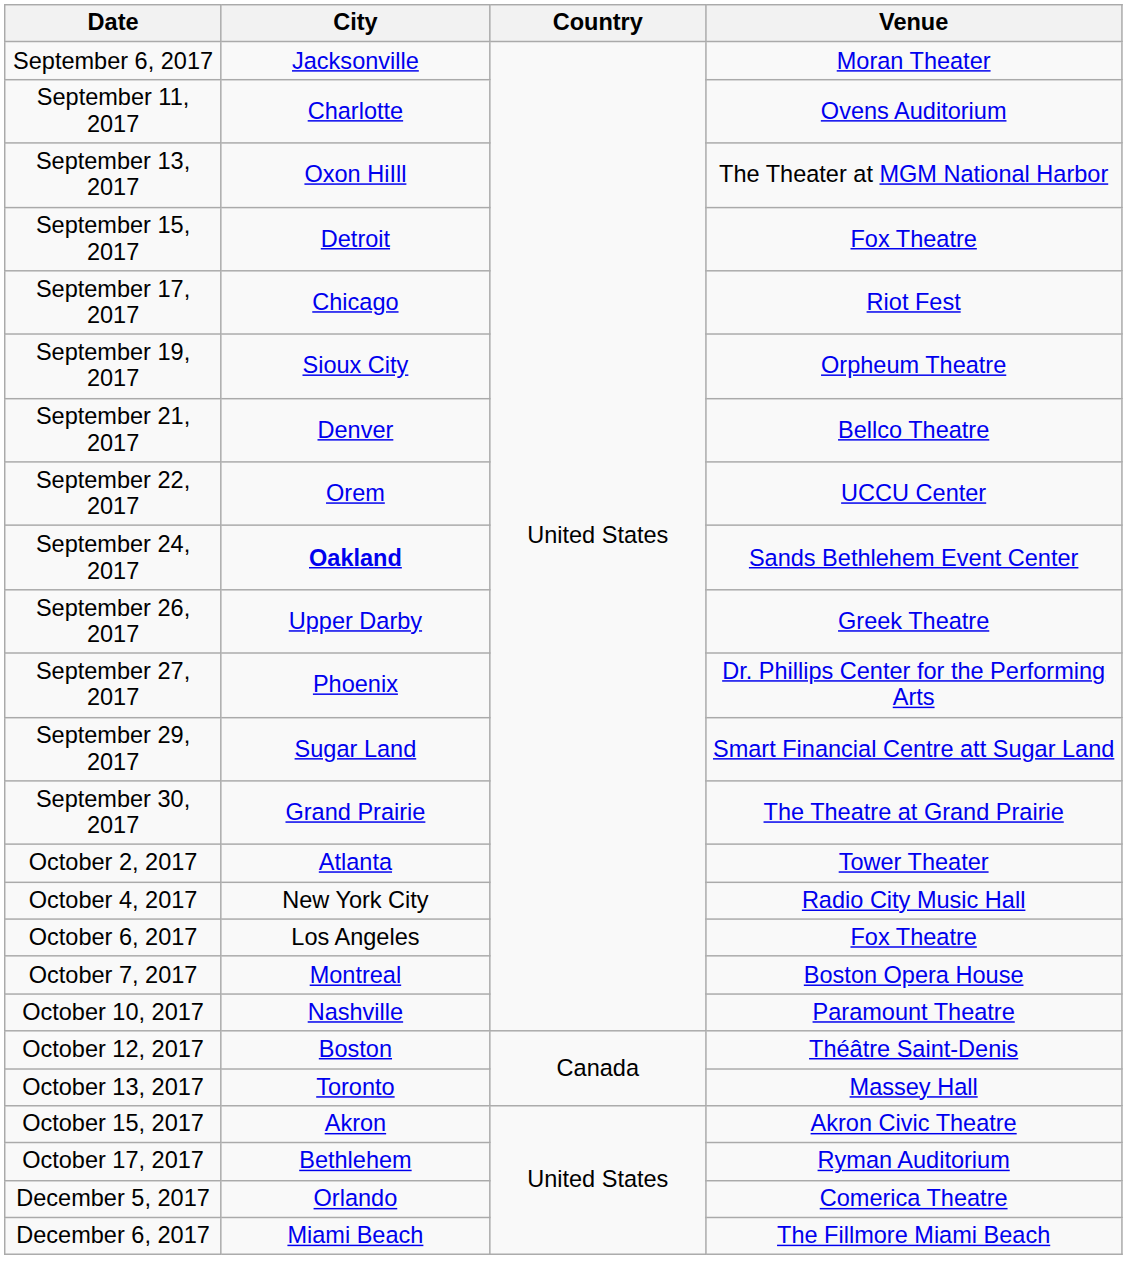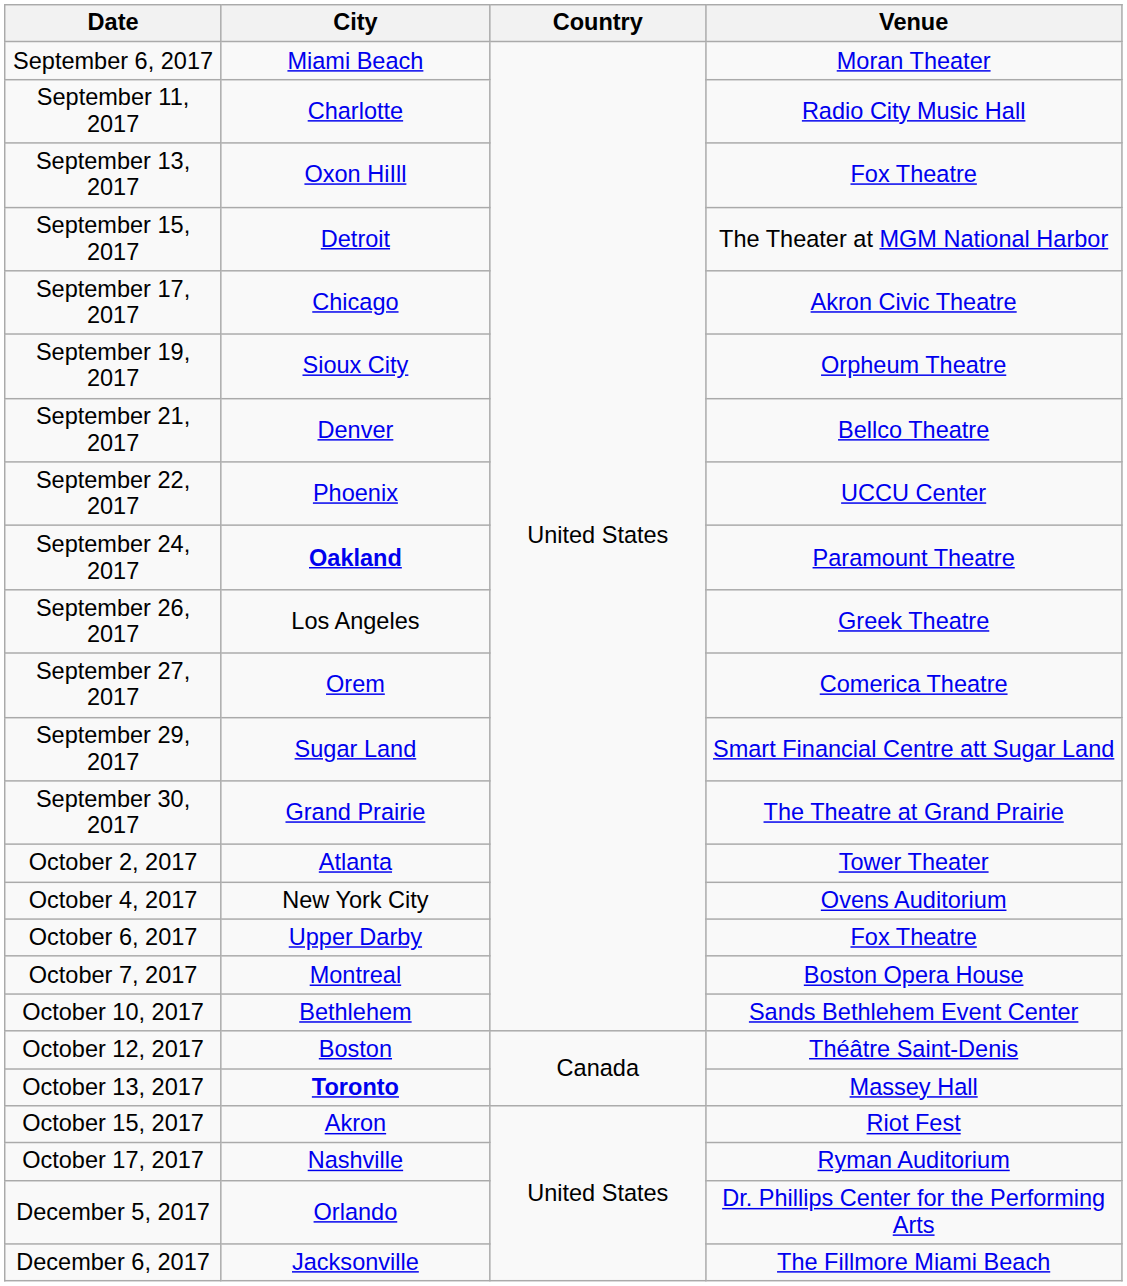(355, 60) Jacksonville -> (355, 60) Miami Beach
(914, 110) Ovens Auditorium -> (914, 110) Radio City Music Hall
(914, 174) The Theater at MGM National Harbor -> (914, 174) Fox Theatre
(914, 238) Fox Theatre -> (914, 238) The Theater at MGM National Harbor
(914, 302) Riot Fest -> (914, 302) Akron Civic Theatre
(355, 493) Orem -> (355, 493) Phoenix
(914, 557) Sands Bethlehem Event Center -> (914, 557) Paramount Theatre
(355, 621) Upper Darby -> (355, 621) Los Angeles
(355, 684) Phoenix -> (355, 684) Orem
(914, 684) Dr. Phillips Center for the Performing Arts -> (914, 684) Comerica Theatre
(914, 900) Radio City Music Hall -> (914, 900) Ovens Auditorium
(355, 937) Los Angeles -> (355, 937) Upper Darby
(355, 1012) Nashville -> (355, 1012) Bethlehem
(914, 1012) Paramount Theatre -> (914, 1012) Sands Bethlehem Event Center
(355, 1086) normal -> (355, 1086) bold
(914, 1123) Akron Civic Theatre -> (914, 1123) Riot Fest
(355, 1161) Bethlehem -> (355, 1161) Nashville
(914, 1198) Comerica Theatre -> (914, 1211) Dr. Phillips Center for the Performing Arts
(355, 1235) Miami Beach -> (355, 1262) Jacksonville
